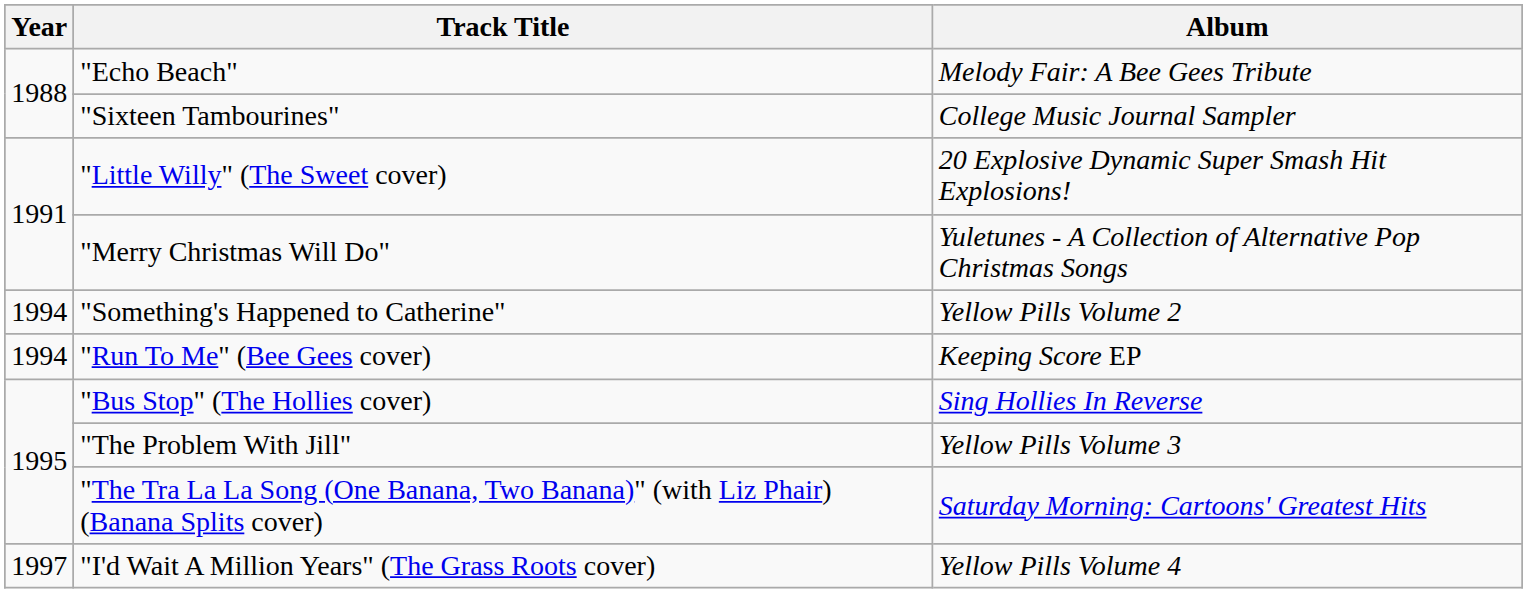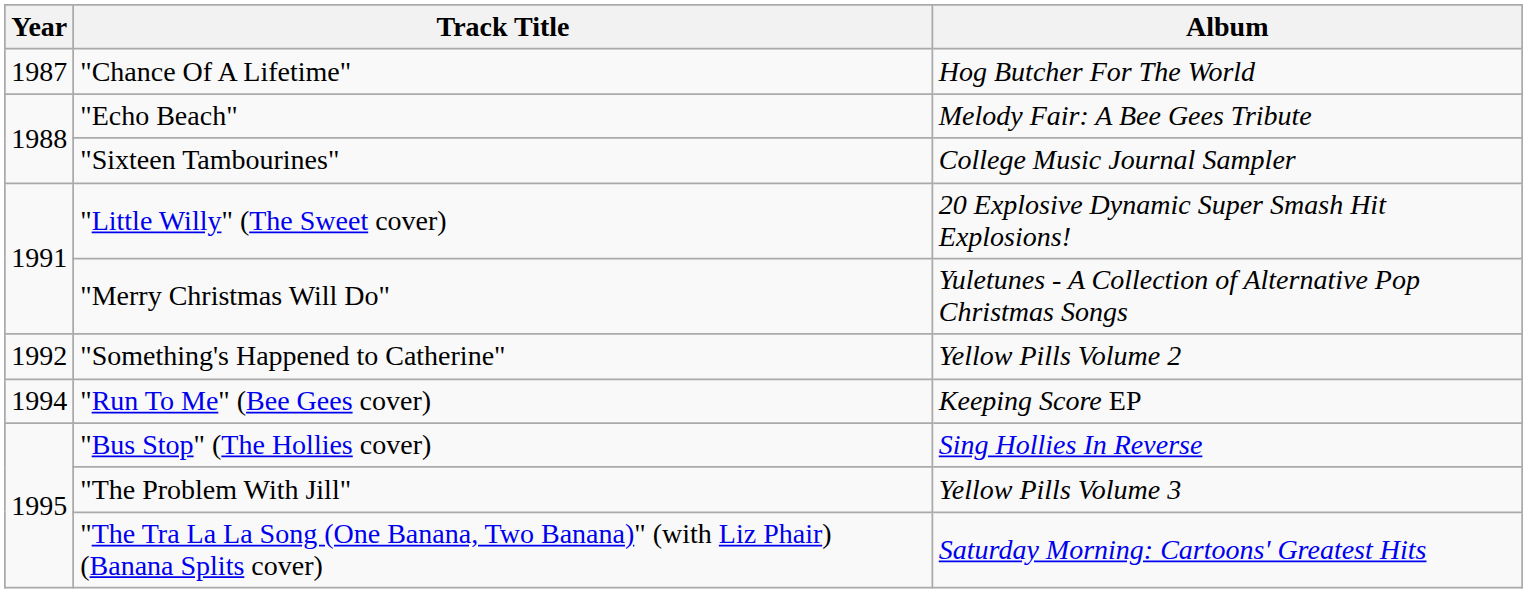+ row: (216, 71)
(39, 311) 1994 -> (39, 356) 1992
- row: (368, 565)
